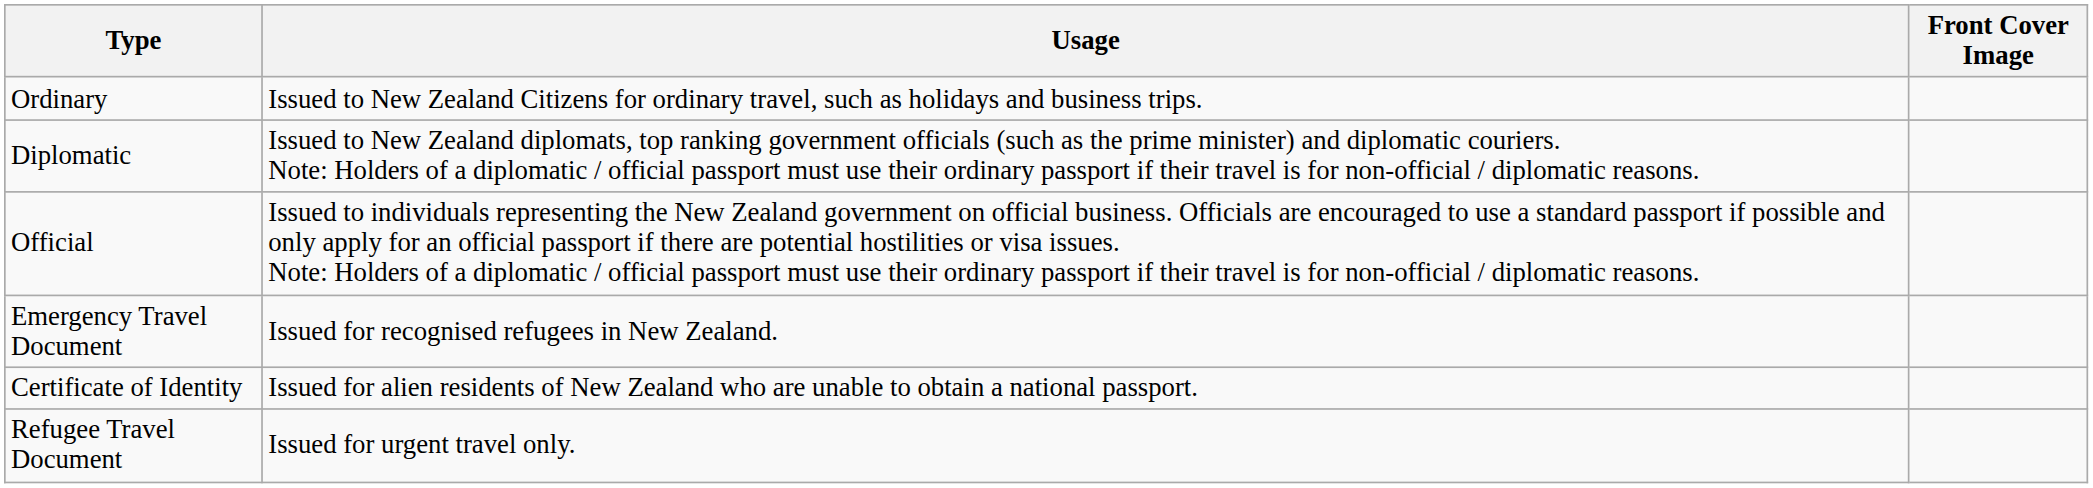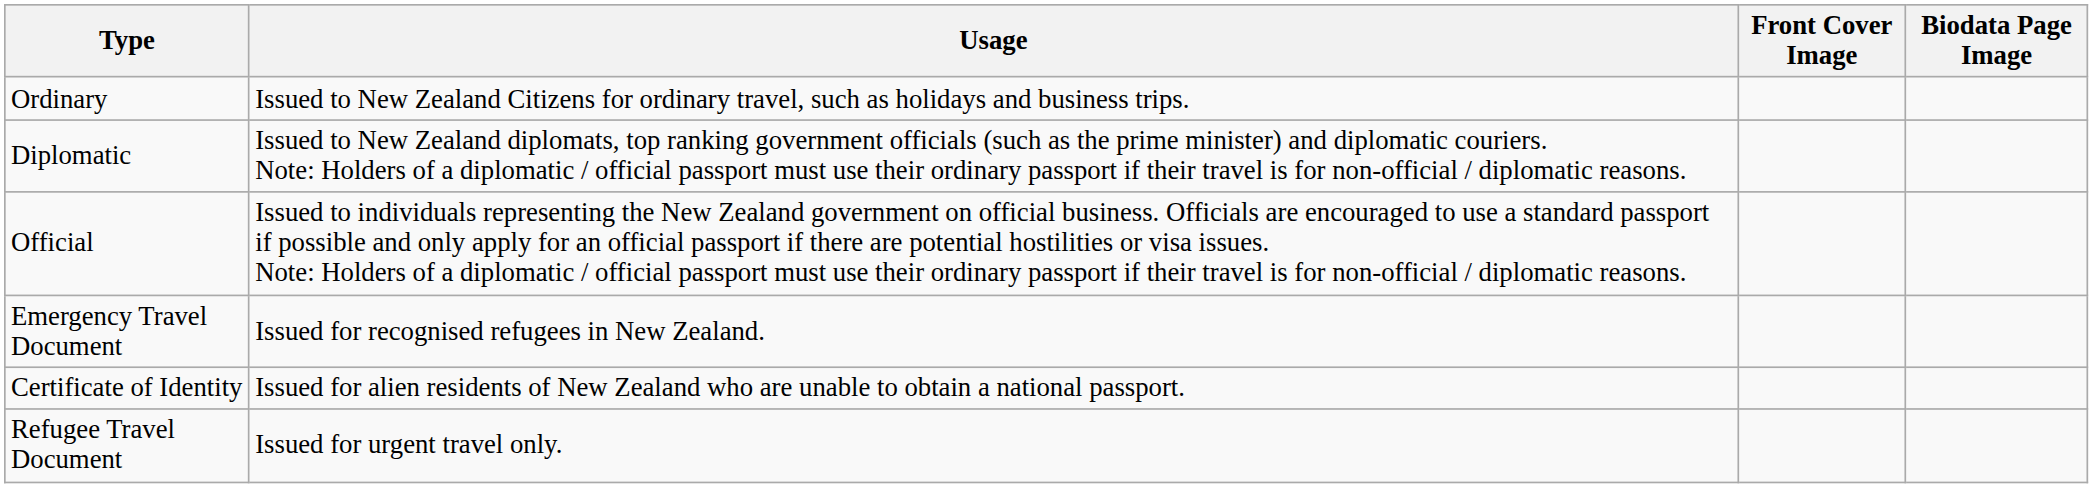+ column: (1997, 40)
